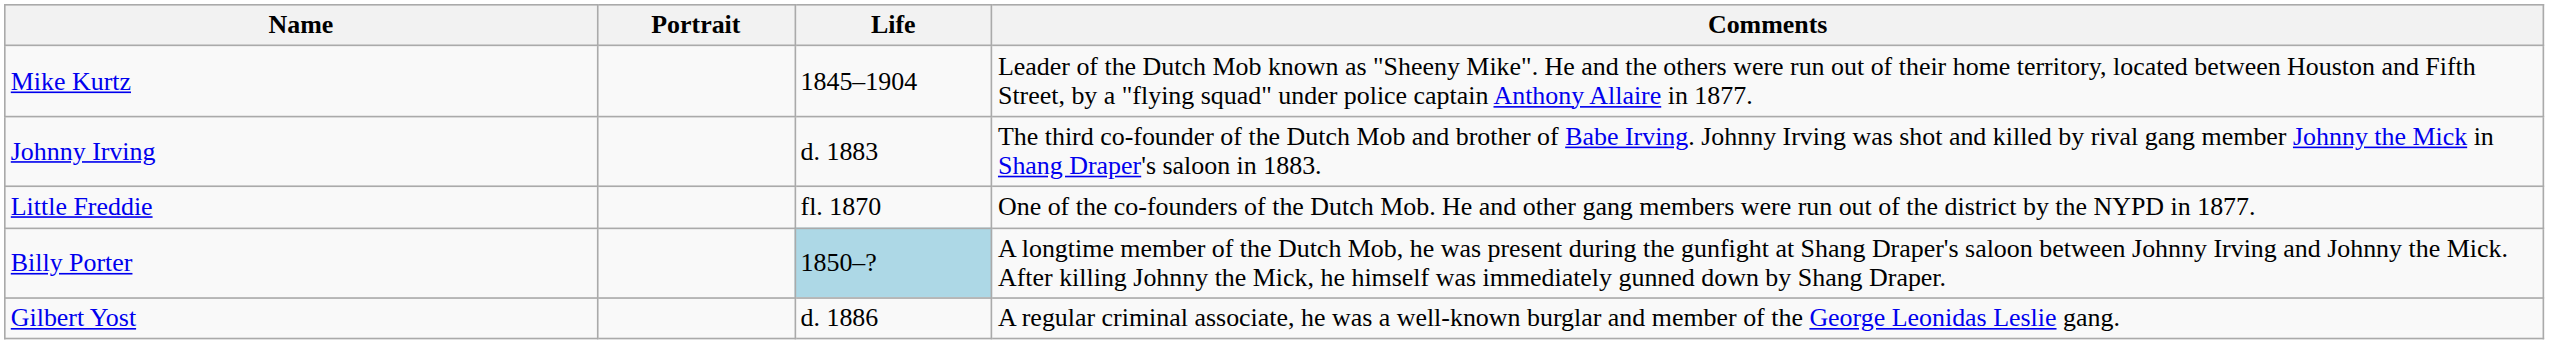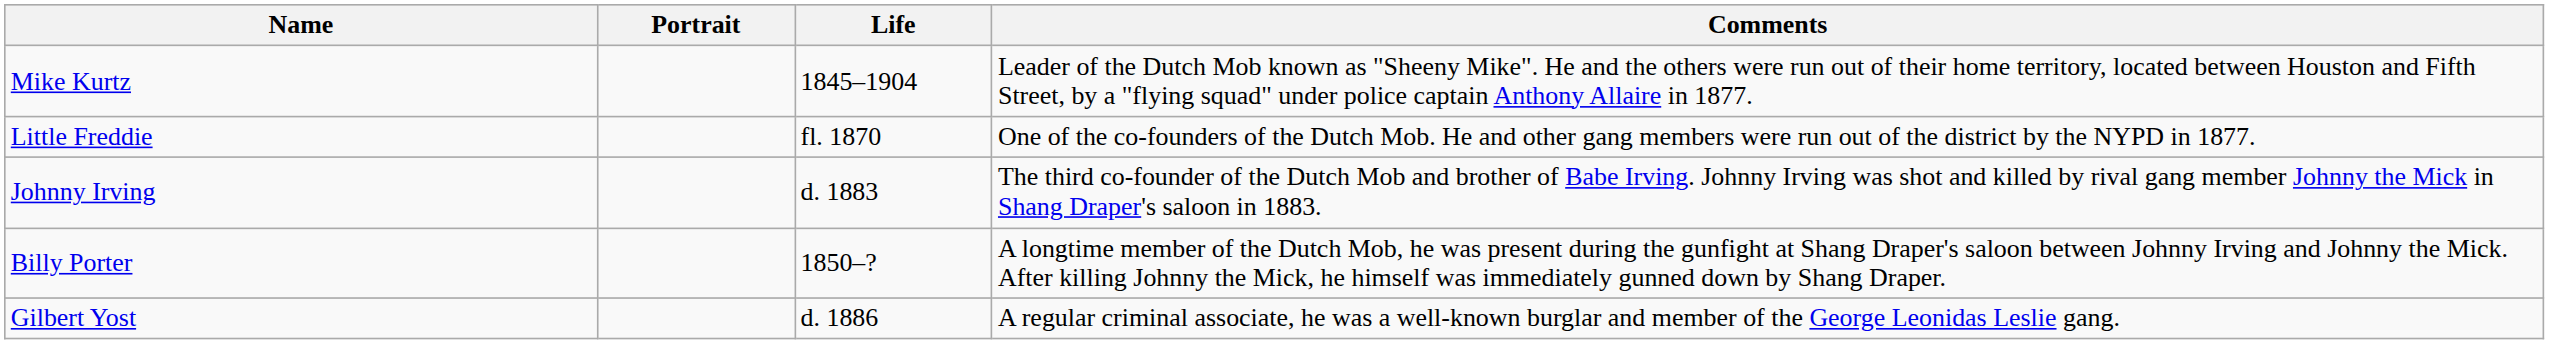rows swapped: (82, 206) <-> (83, 151)
(839, 262) lightblue background -> (839, 262) no background
